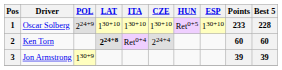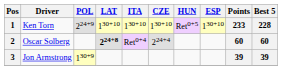(46, 25) Oscar Solberg -> (38, 25) Ken Torn
(38, 41) Ken Torn -> (46, 41) Oscar Solberg
